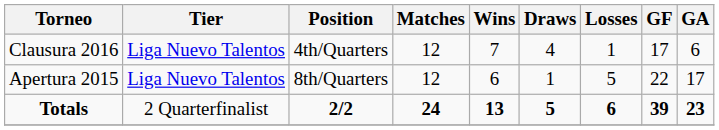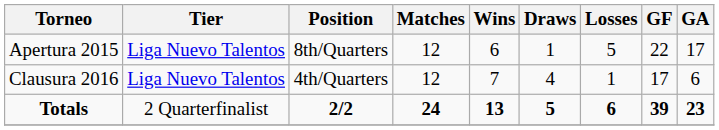rows swapped: (64, 79) <-> (64, 49)
